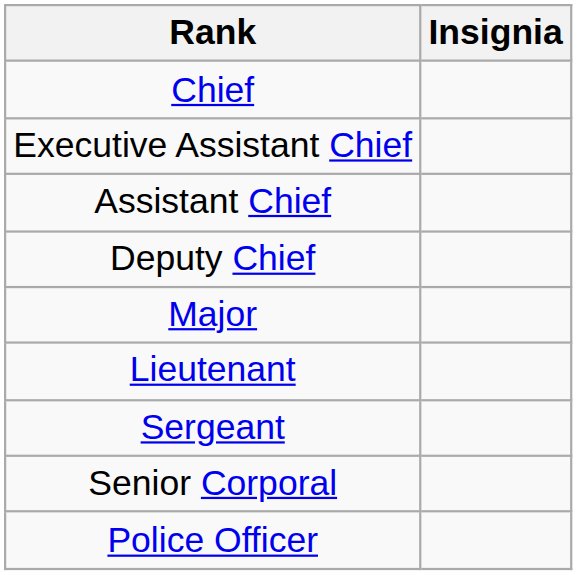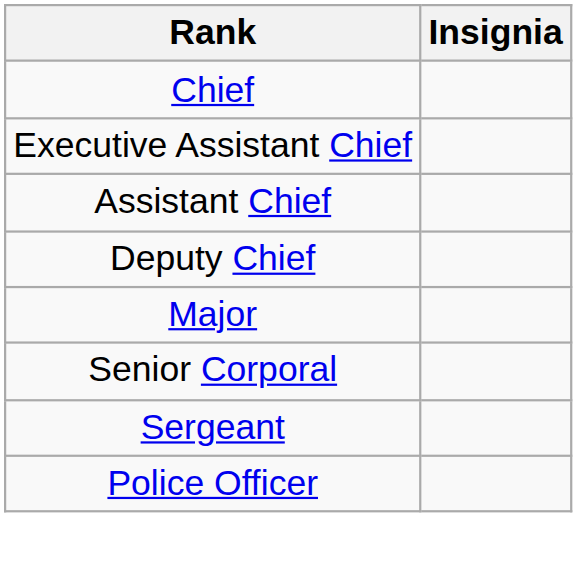- row: (213, 370)
rows swapped: (213, 426) <-> (213, 483)
